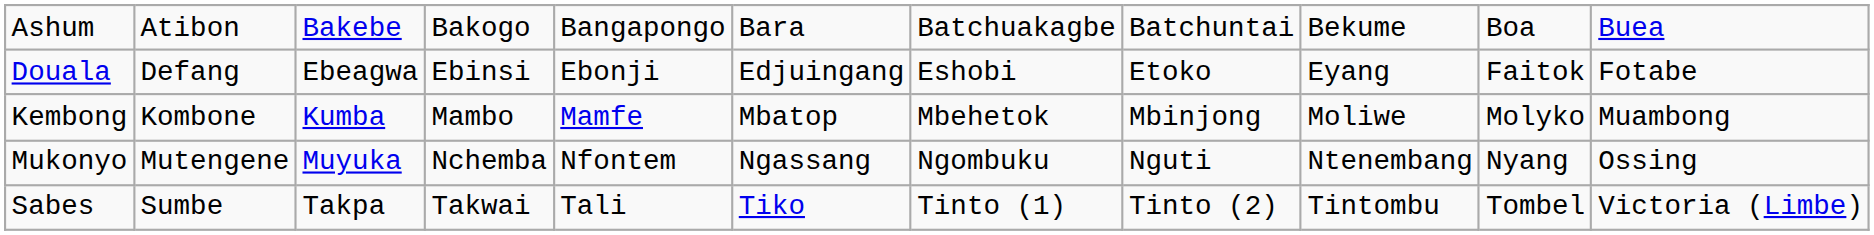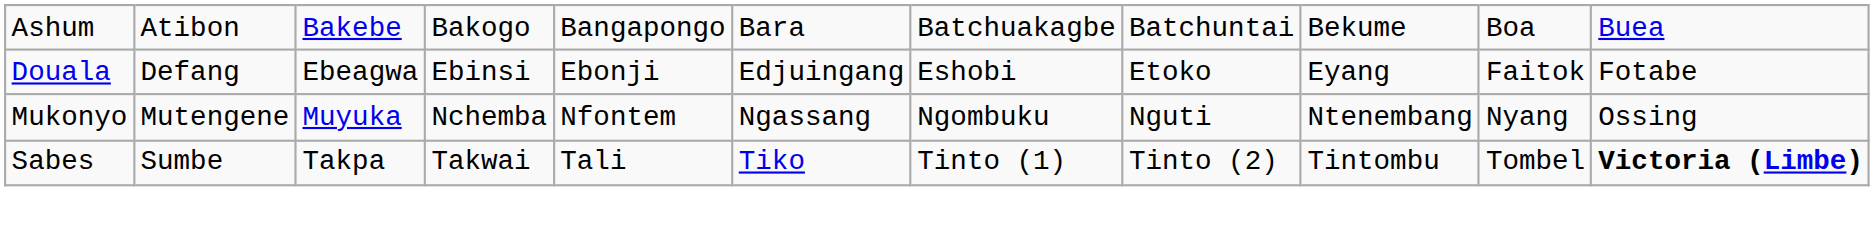- row: (70, 117)
(1731, 207) normal -> (1731, 162) bold
